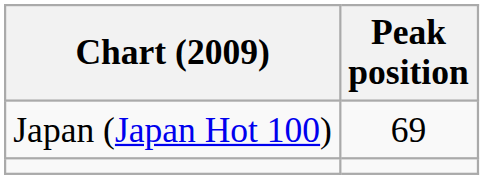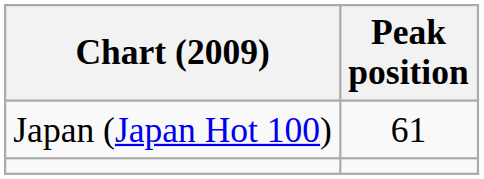(409, 128) 69 -> (409, 128) 61
